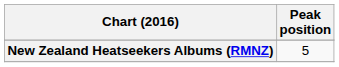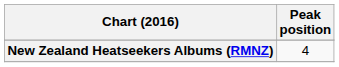(305, 51) 5 -> (305, 51) 4
